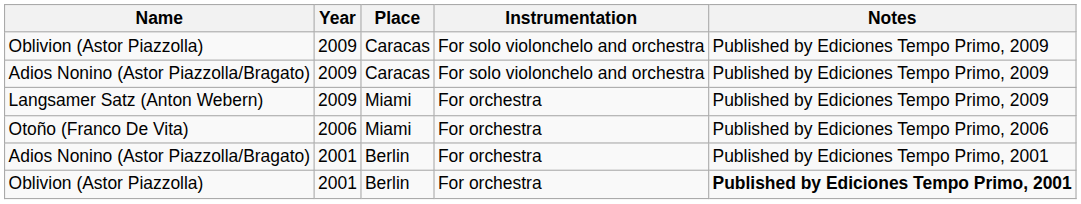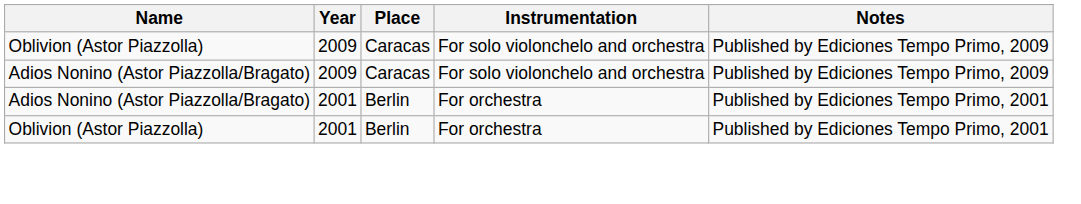- row: (136, 101)
- row: (99, 128)
(892, 184) bold -> (881, 128) normal
